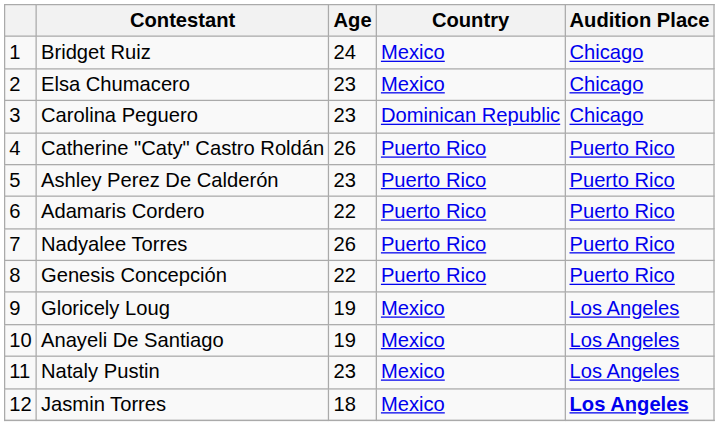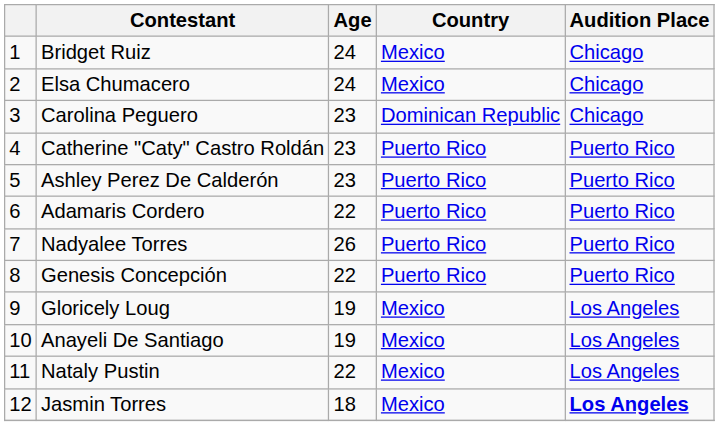(345, 84) 23 -> (345, 84) 24
(345, 148) 26 -> (345, 148) 23
(345, 372) 23 -> (345, 372) 22
